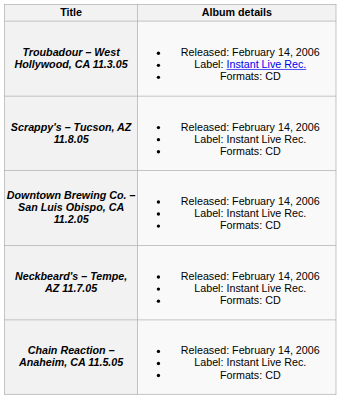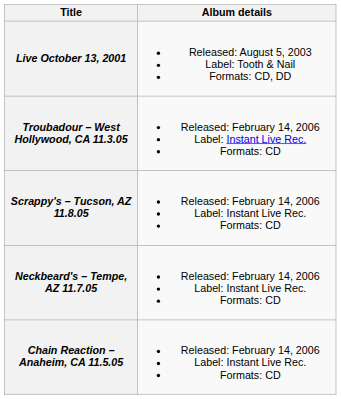+ row: (71, 58)
- row: (71, 208)
